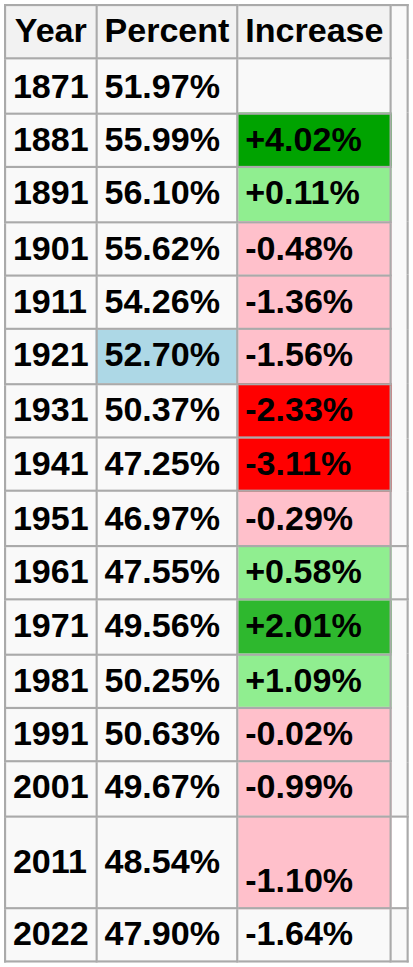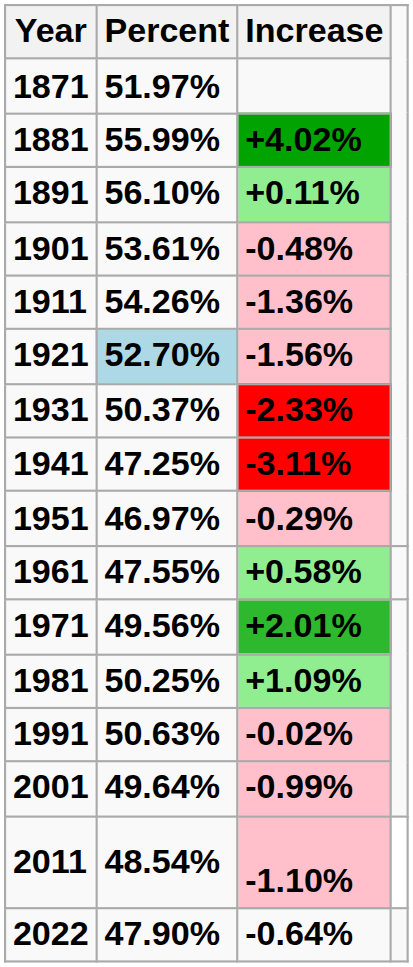(162, 247) 55.62% -> (162, 247) 53.61%
(162, 788) 49.67% -> (162, 788) 49.64%
(299, 934) -1.64% -> (299, 934) -0.64%
